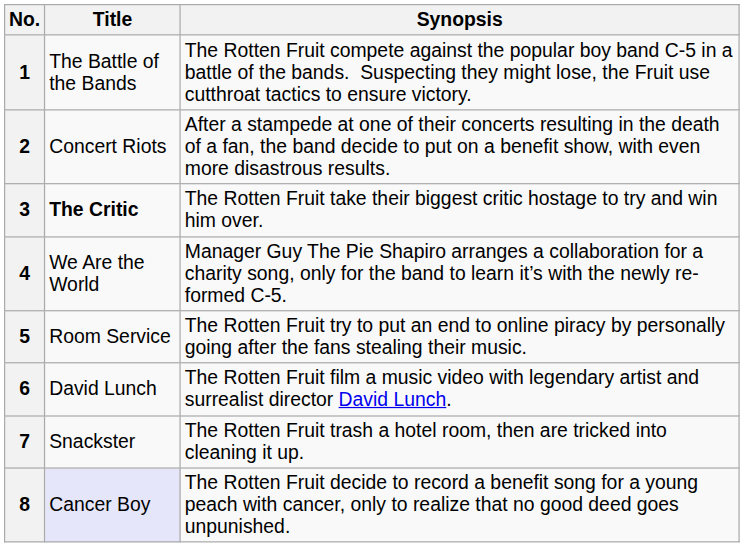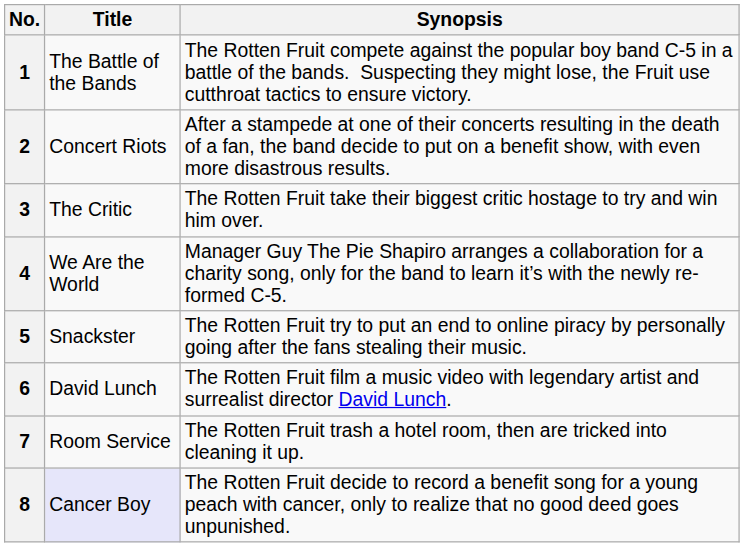(94, 209) bold -> (91, 209) normal
(110, 336) Room Service -> (92, 336) Snackster
(92, 441) Snackster -> (110, 441) Room Service
